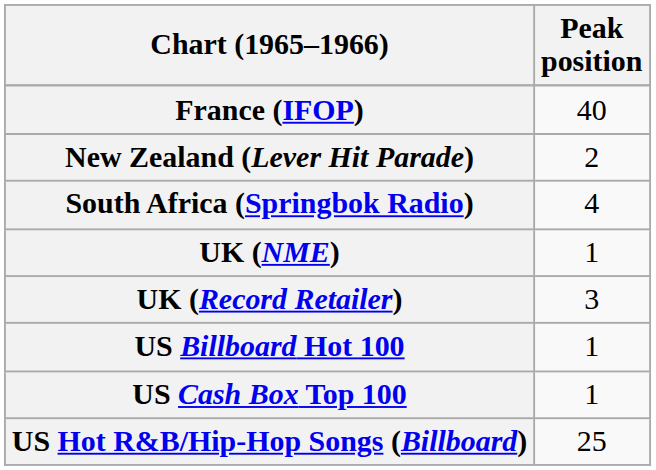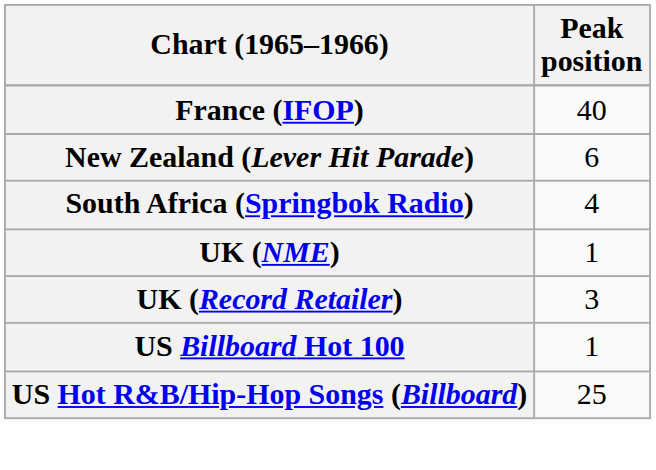(592, 156) 2 -> (592, 156) 6
- row: (270, 394)
